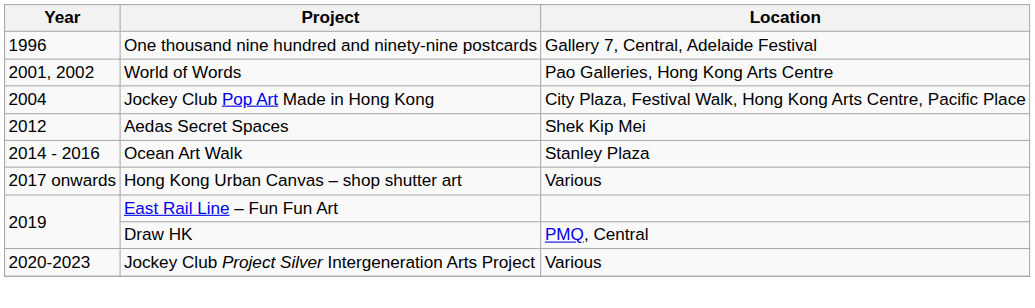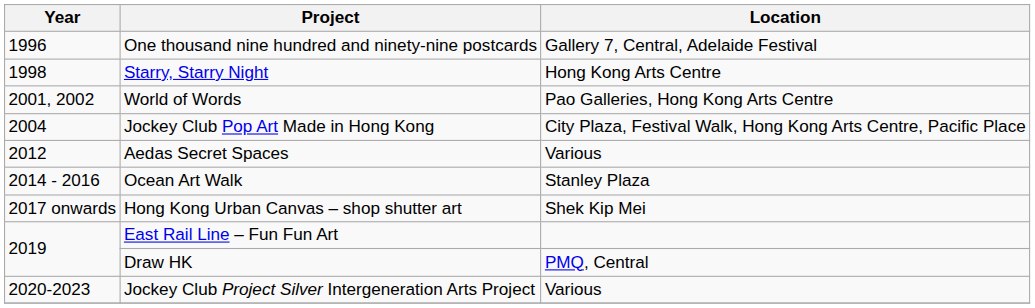+ row: (196, 72)
(595, 126) Shek Kip Mei -> (573, 153) Various
(573, 180) Various -> (595, 208) Shek Kip Mei
